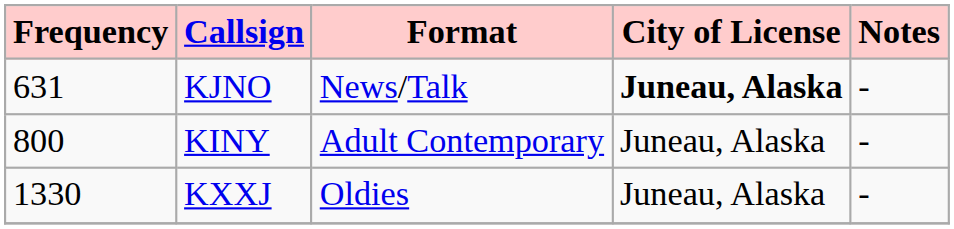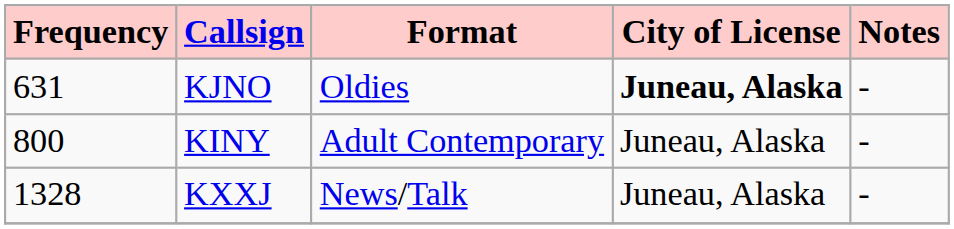(394, 85) News/Talk -> (364, 85) Oldies
(47, 194) 1330 -> (47, 194) 1328
(364, 194) Oldies -> (394, 194) News/Talk
